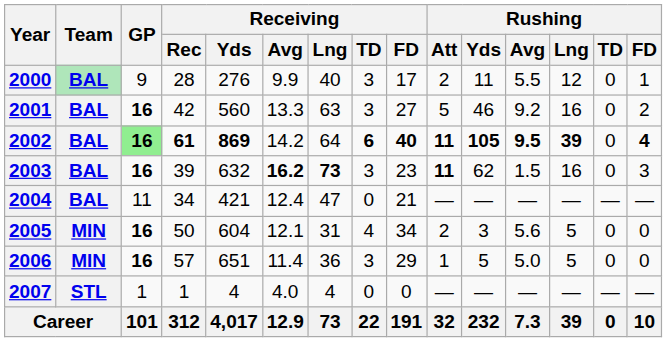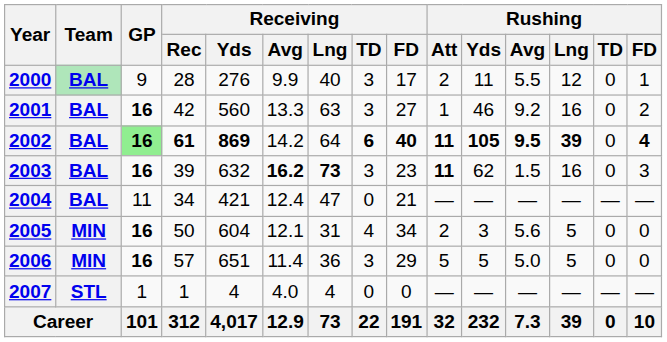(444, 110) 5 -> (444, 110) 1
(444, 261) 1 -> (444, 261) 5
